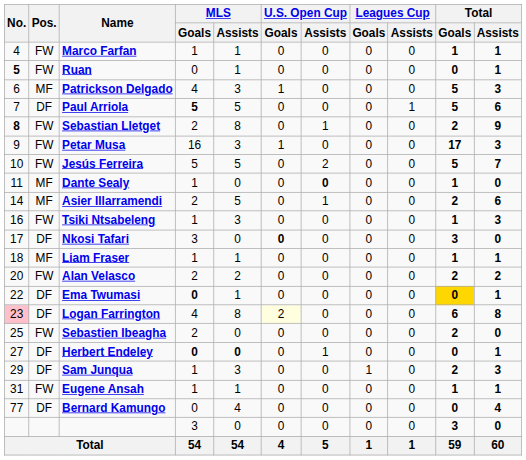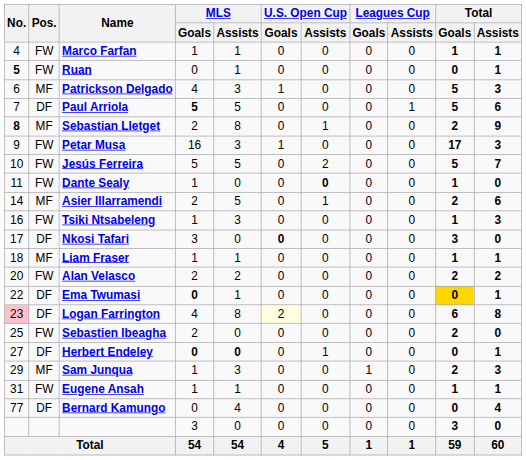(44, 126) FW -> (44, 126) MF
(44, 182) MF -> (44, 182) FW
(44, 370) DF -> (44, 370) MF
